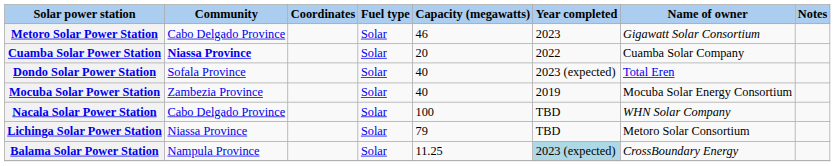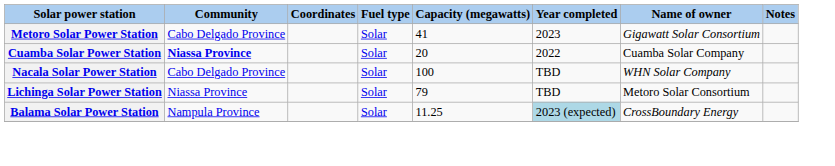(422, 33) 46 -> (422, 33) 41
- row: (85, 72)
- row: (85, 92)
